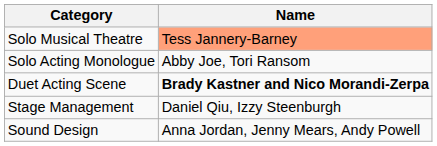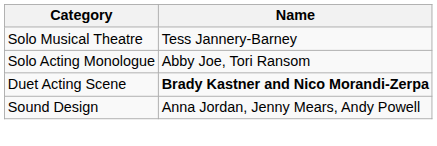(229, 38) lightsalmon background -> (229, 38) no background
- row: (71, 107)
